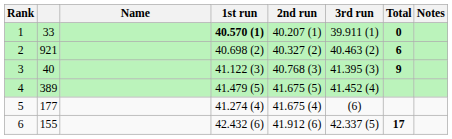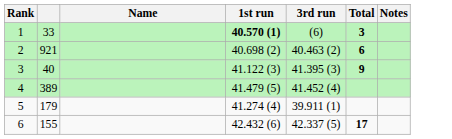- column: (297, 13)
(354, 32) 39.911 (1) -> (316, 32) (6)
(399, 32) 0 -> (362, 32) 3
(48, 106) 177 -> (48, 106) 179
(354, 106) (6) -> (316, 106) 39.911 (1)
